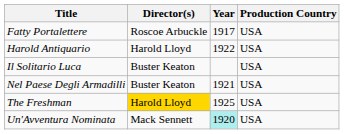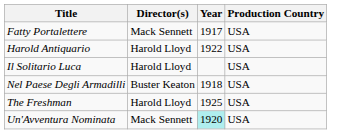(169, 31) Roscoe Arbuckle -> (161, 31) Mack Sennett
(163, 66) Buster Keaton -> (161, 66) Harold Lloyd
(224, 84) 1921 -> (211, 84) 1918
(161, 102) gold background -> (161, 102) no background
